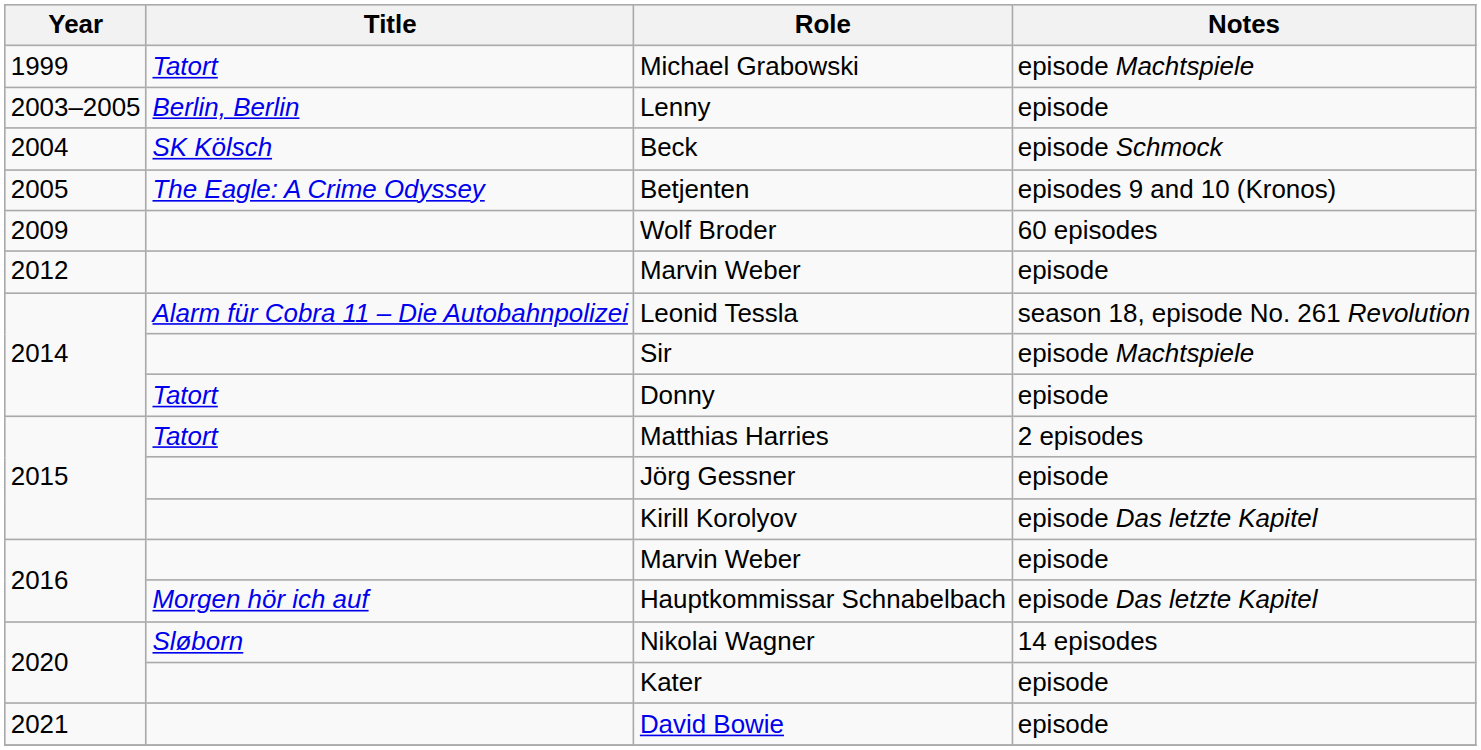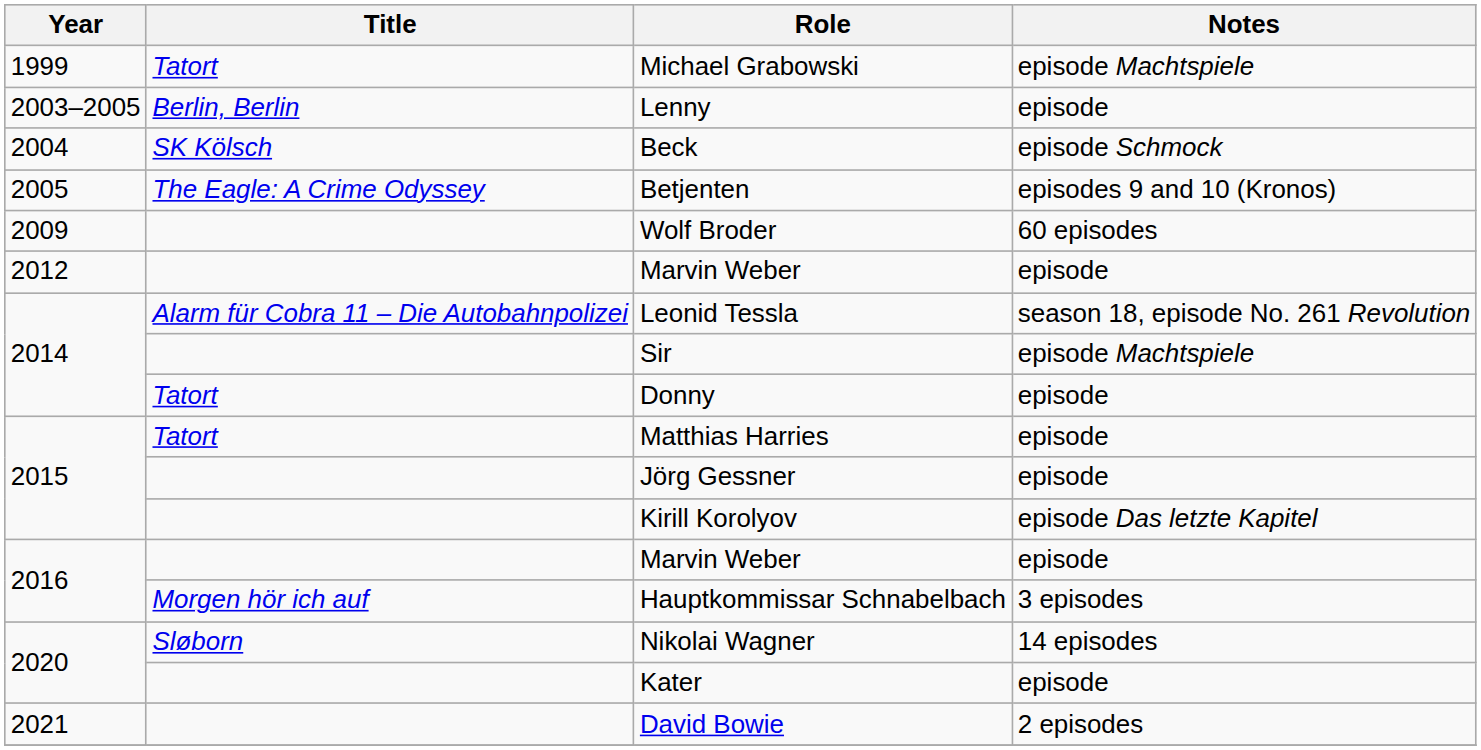(1080, 436) 2 episodes -> (1063, 436) episode
(1168, 600) episode Das letzte Kapitel -> (1080, 600) 3 episodes
(1063, 723) episode -> (1080, 723) 2 episodes
